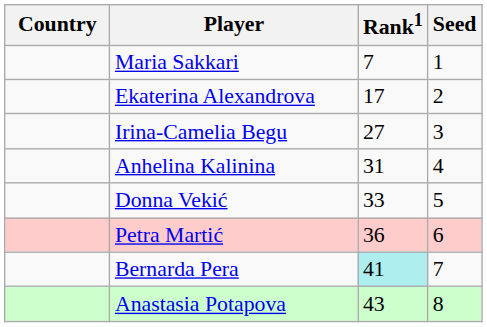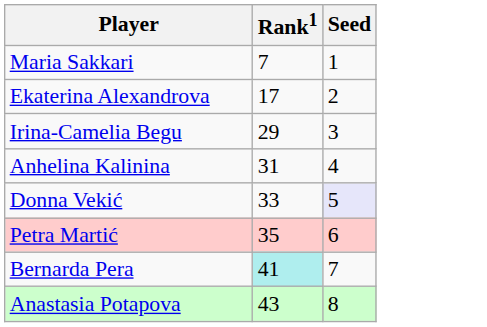- column: (57, 24)
(374, 131) 27 -> (269, 131) 29
(438, 200) no background -> (333, 200) lavender background
(374, 234) 36 -> (269, 234) 35
